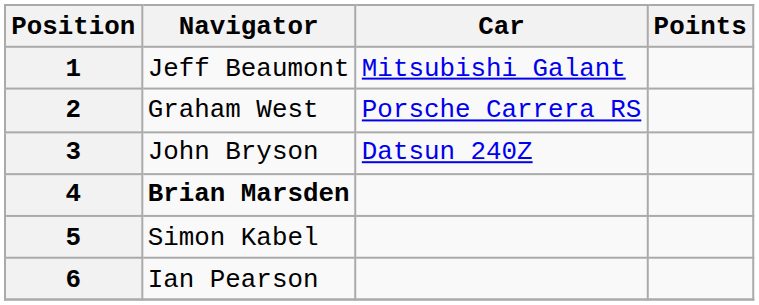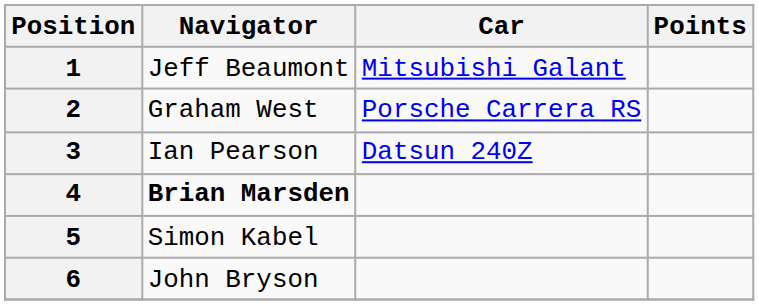(233, 153) John Bryson -> (233, 153) Ian Pearson
(233, 279) Ian Pearson -> (233, 279) John Bryson
